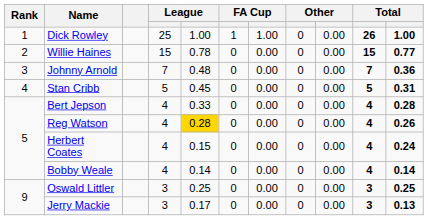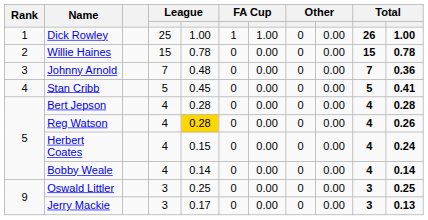(404, 53) 0.77 -> (404, 53) 0.78
(404, 88) 0.31 -> (404, 88) 0.41
(200, 105) 0.33 -> (200, 105) 0.28
